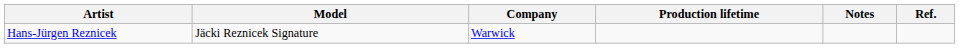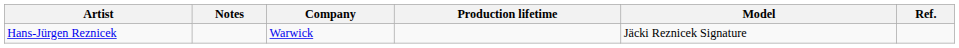columns swapped: (330, 14) <-> (860, 14)
